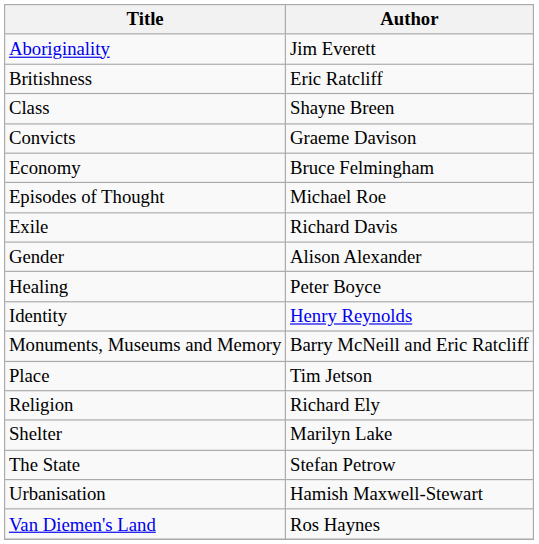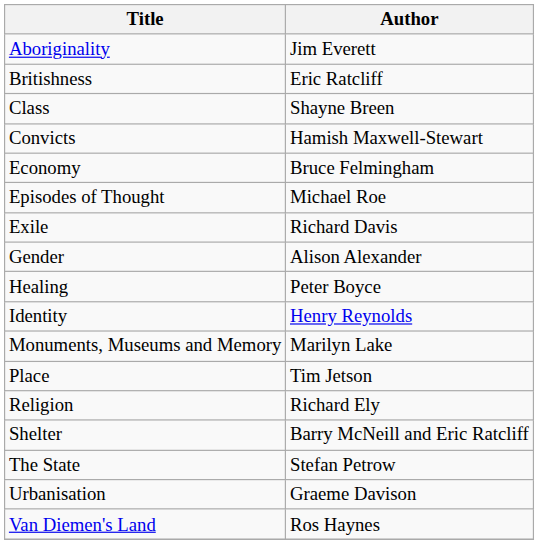(353, 138) Graeme Davison -> (386, 138) Hamish Maxwell-Stewart
(409, 345) Barry McNeill and Eric Ratcliff -> (341, 345) Marilyn Lake
(341, 434) Marilyn Lake -> (409, 434) Barry McNeill and Eric Ratcliff
(386, 494) Hamish Maxwell-Stewart -> (353, 494) Graeme Davison
